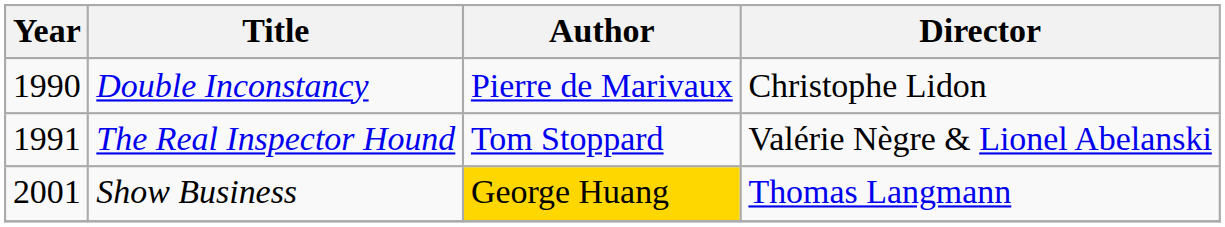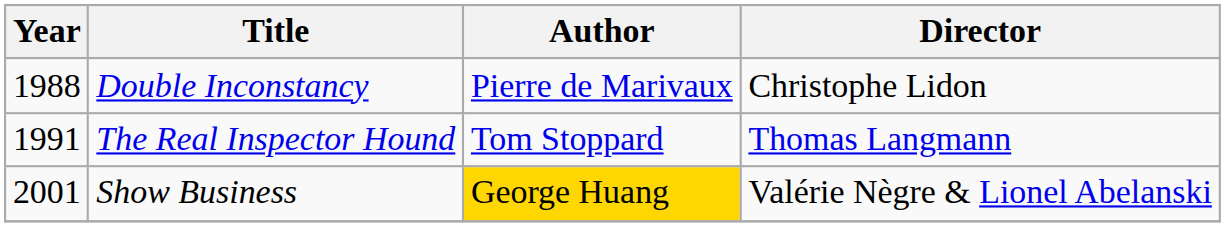(47, 85) 1990 -> (47, 85) 1988
(980, 138) Valérie Nègre & Lionel Abelanski -> (880, 138) Thomas Langmann
(880, 192) Thomas Langmann -> (980, 192) Valérie Nègre & Lionel Abelanski
